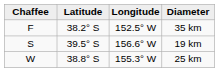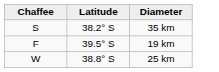- column: (136, 12)
(31, 28) F -> (36, 28) S
(31, 43) S -> (36, 43) F
